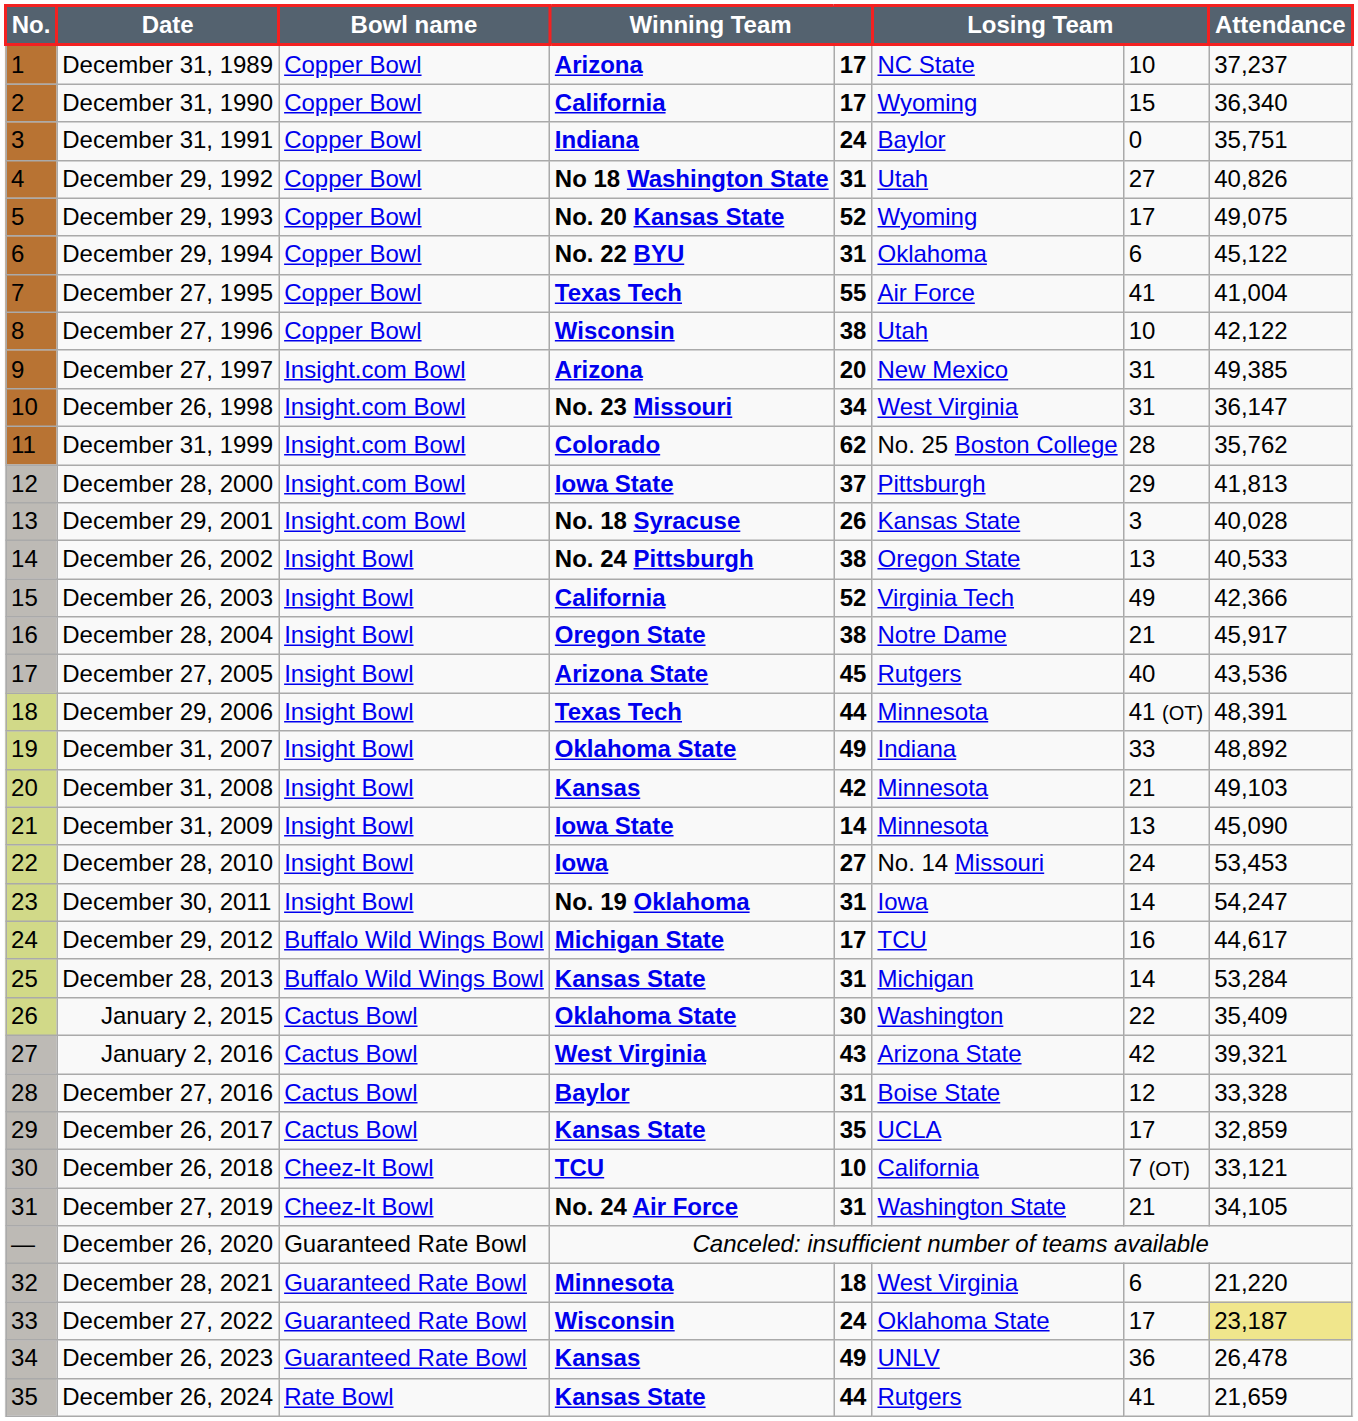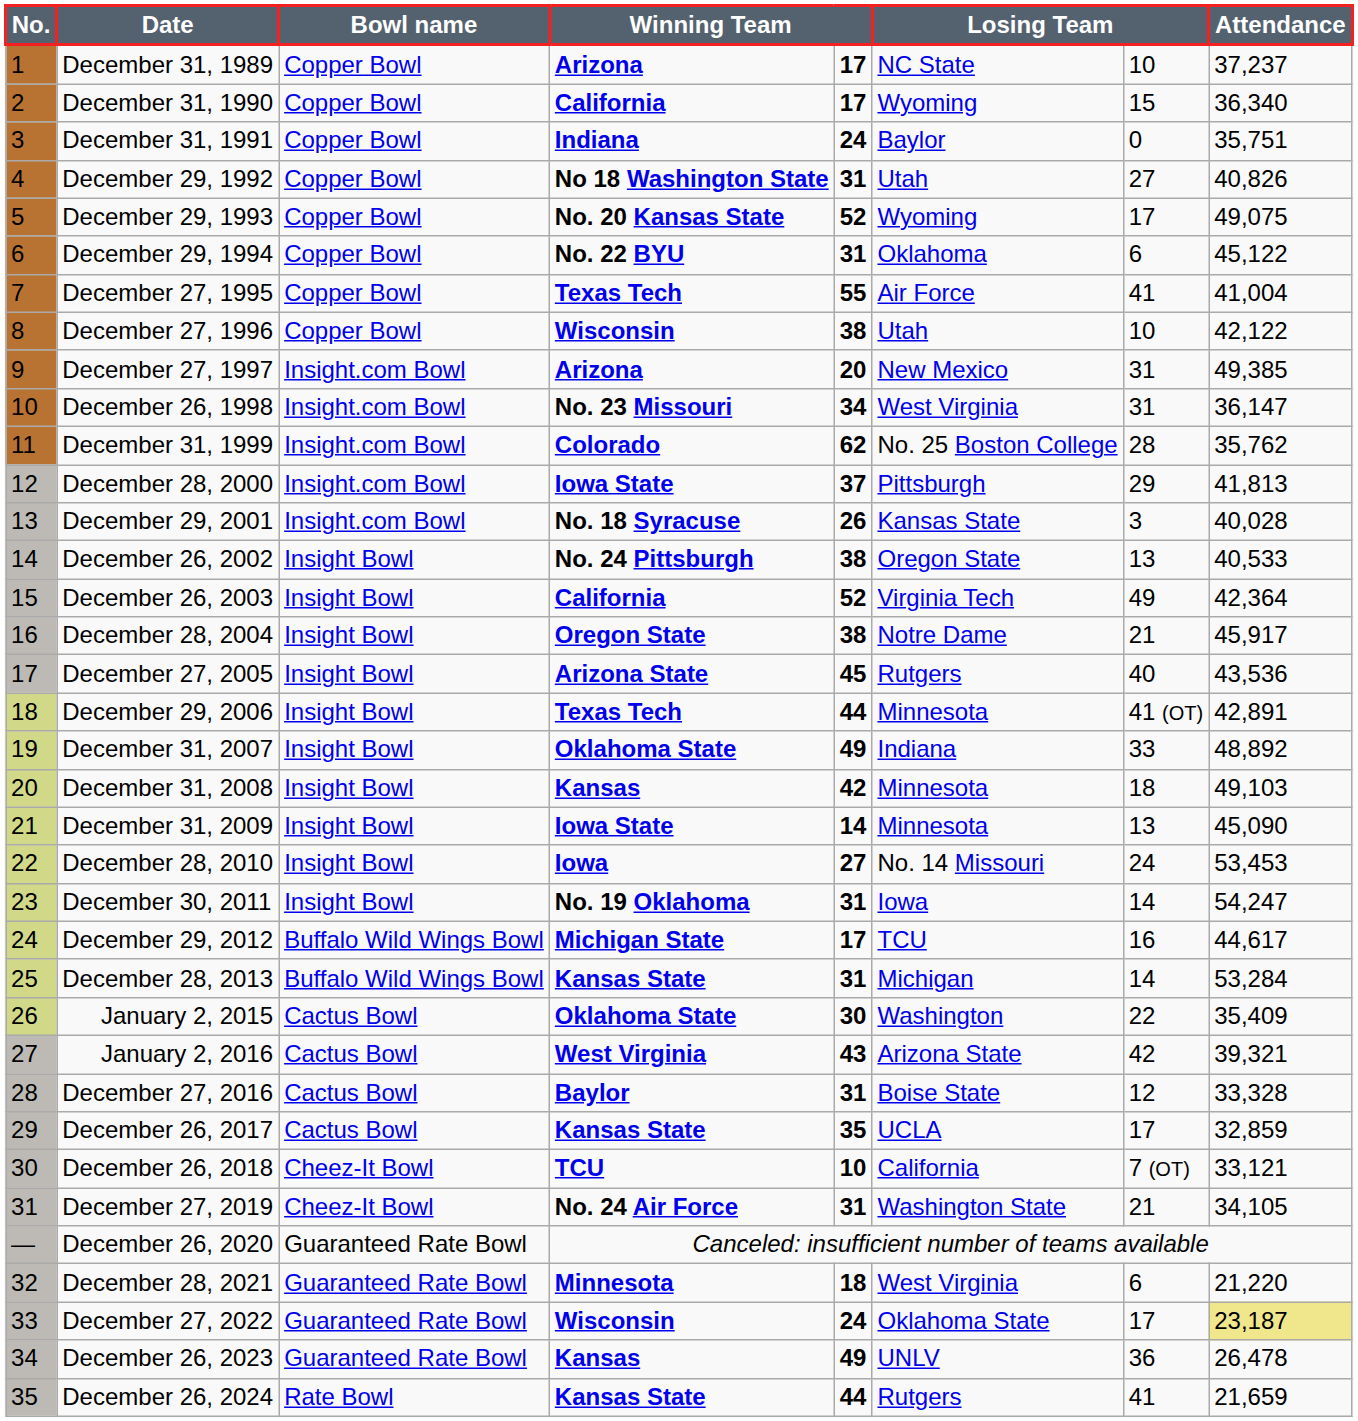(1251, 597) 42,366 -> (1251, 597) 42,364
(1251, 711) 48,391 -> (1251, 711) 42,891
(1142, 787) 21 -> (1142, 787) 18
